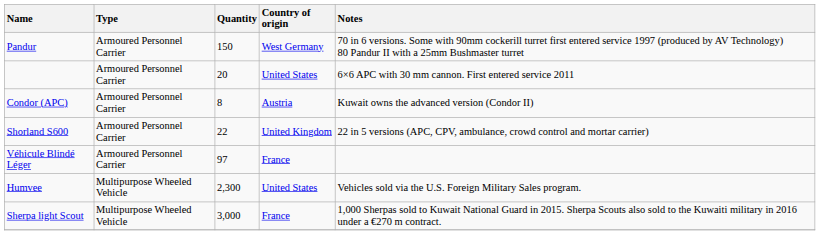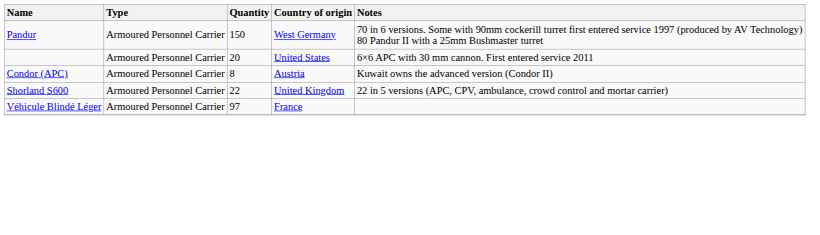- row: (24, 187)
- row: (45, 215)
